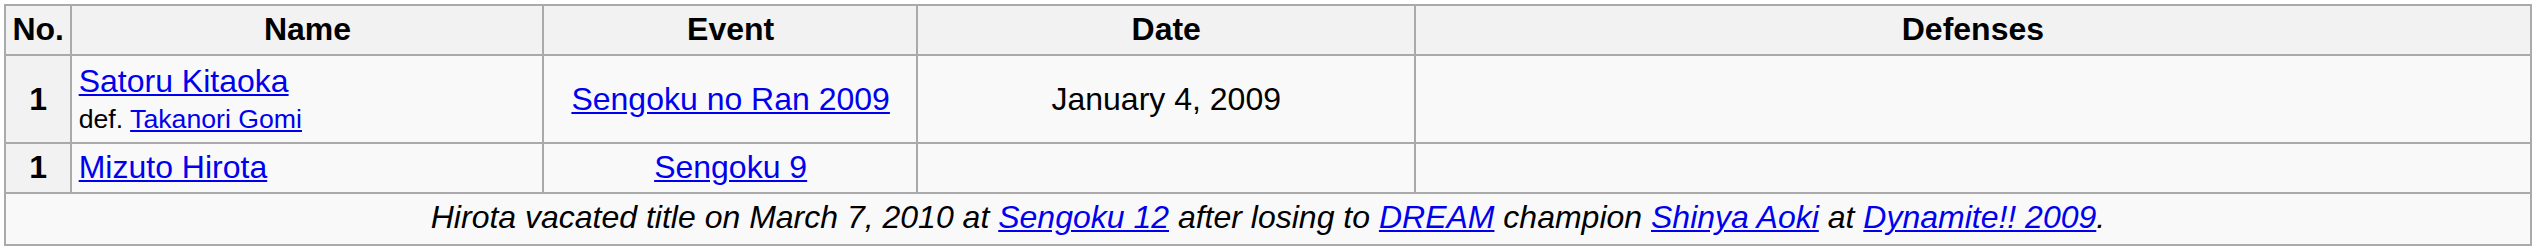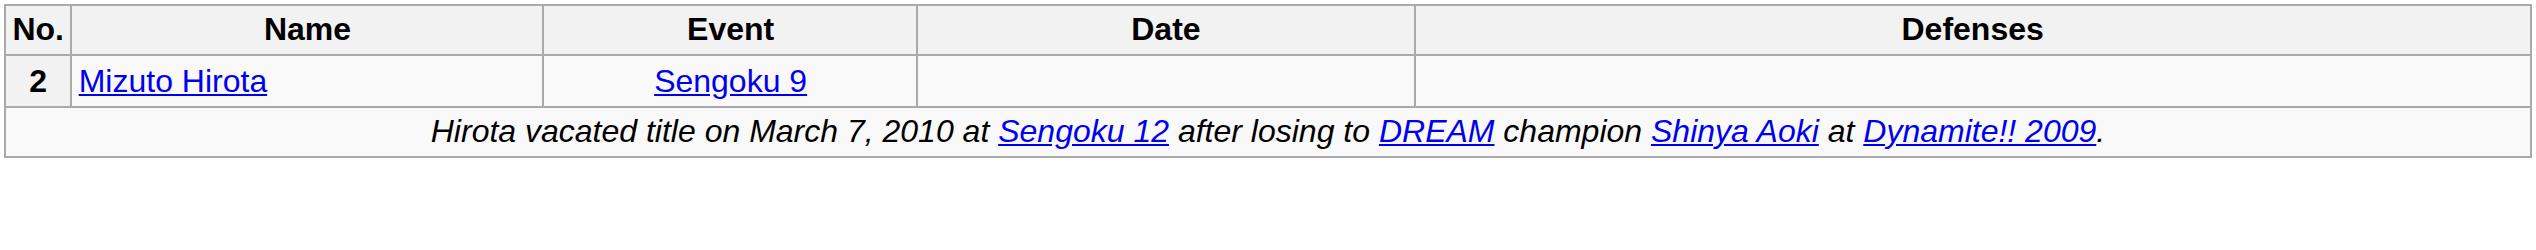- row: (190, 98)
(38, 167) 1 -> (38, 80) 2
